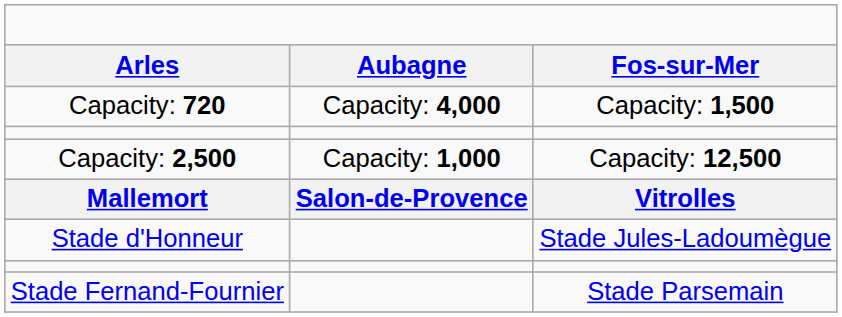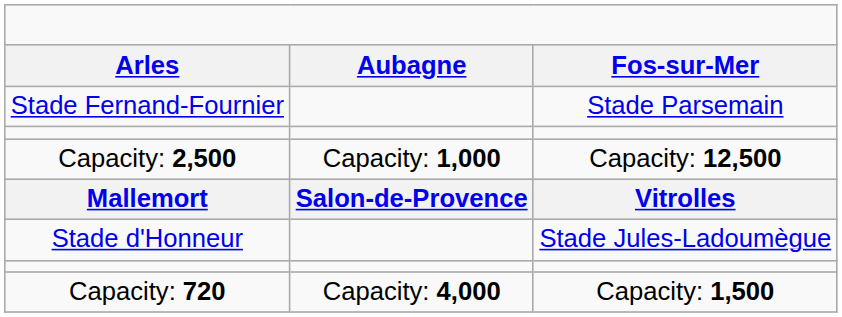rows swapped: (147, 292) <-> (147, 106)
